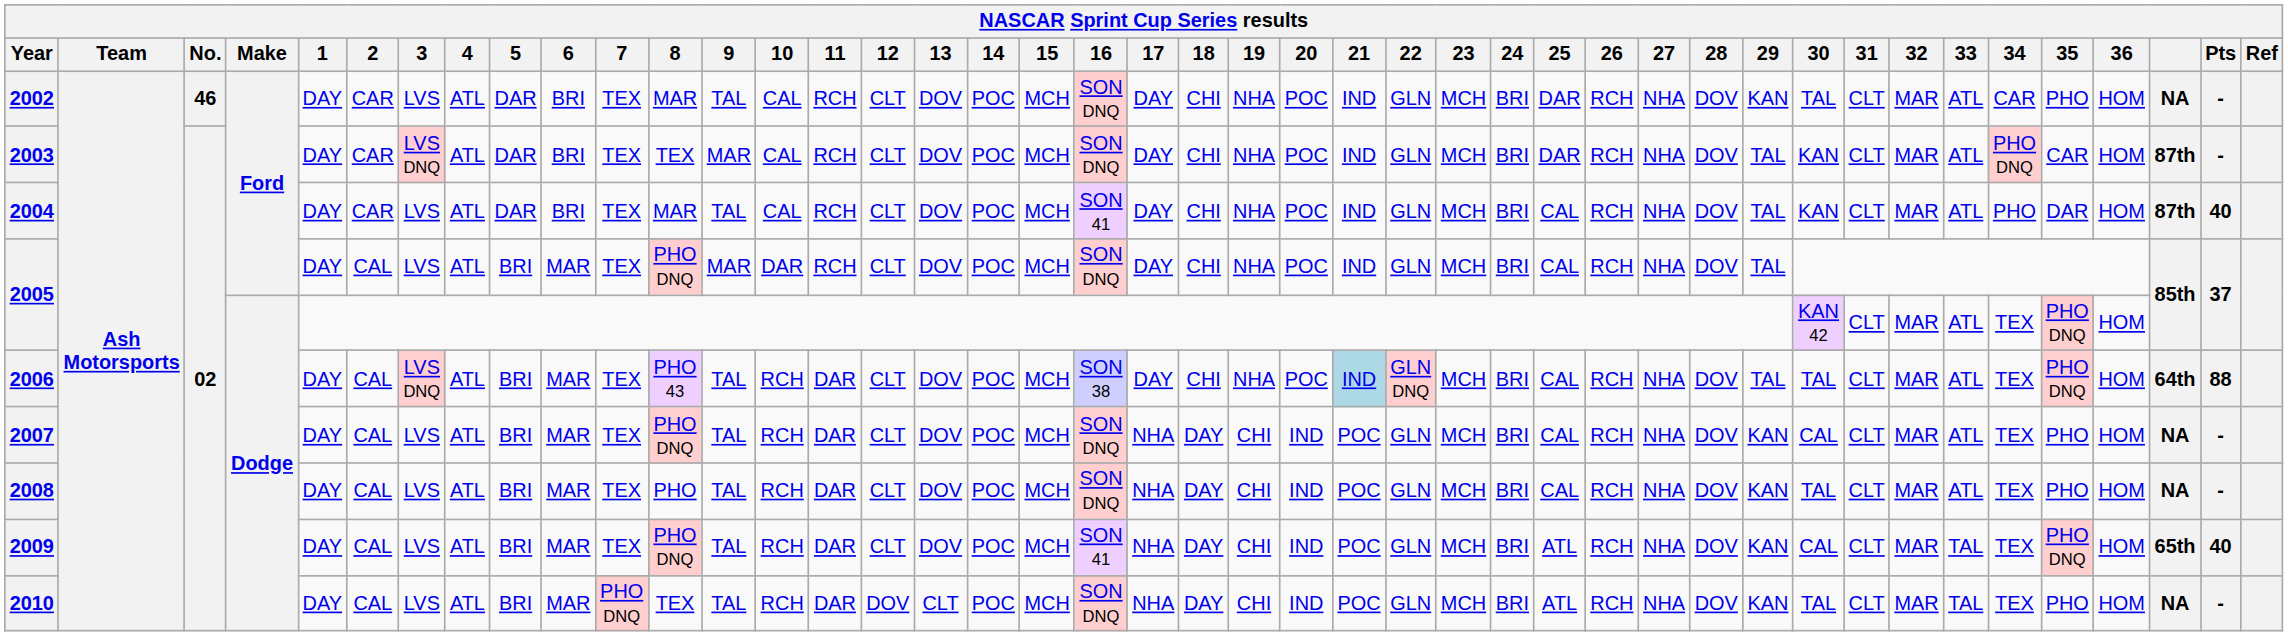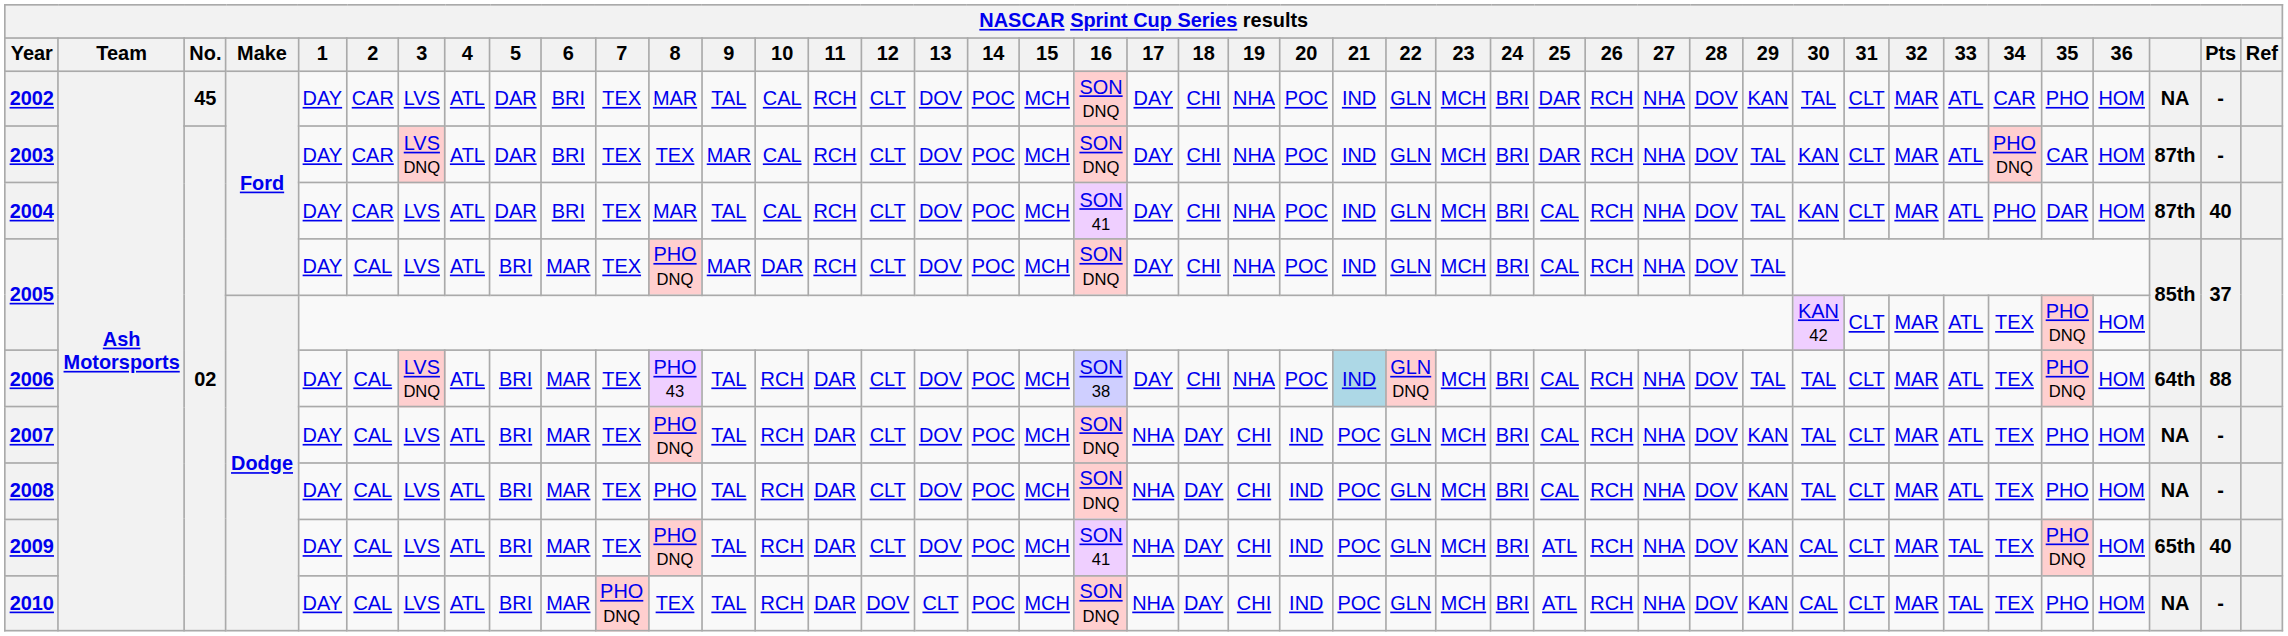(205, 99) 46 -> (205, 99) 45
(1819, 435) CAL -> (1819, 435) TAL
(1819, 603) TAL -> (1819, 603) CAL
